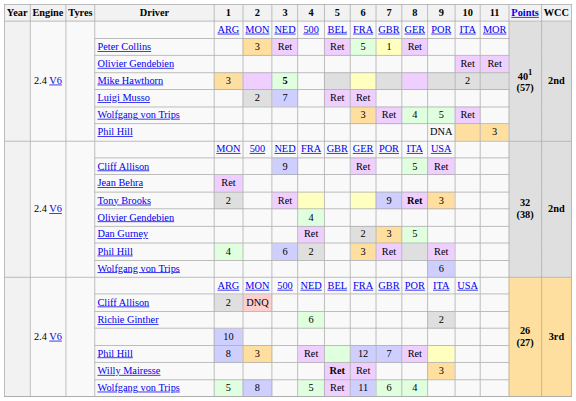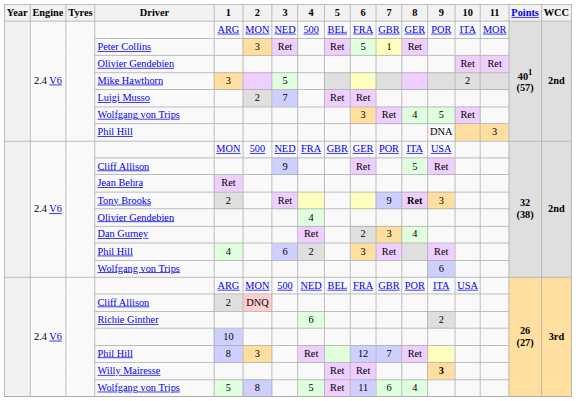(285, 80) bold -> (285, 80) normal
(415, 234) 5 -> (415, 234) 4
(337, 370) bold -> (337, 370) normal
(441, 370) normal -> (441, 370) bold
